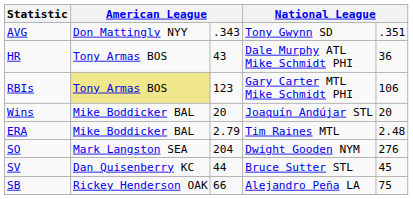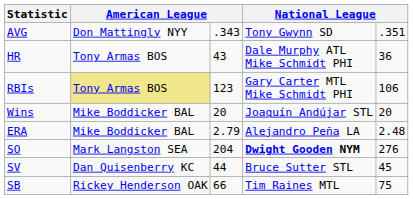(292, 130) Tim Raines MTL -> (302, 130) Alejandro Peña LA
(302, 149) normal -> (302, 149) bold
(302, 185) Alejandro Peña LA -> (292, 185) Tim Raines MTL
